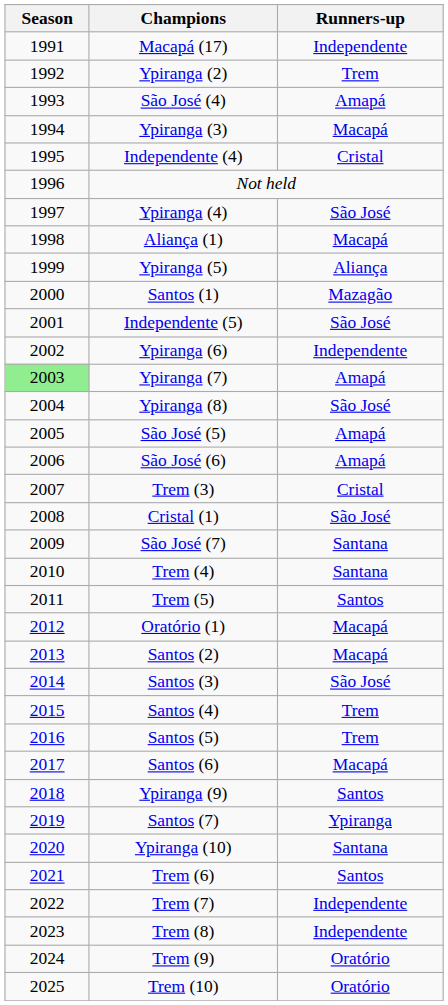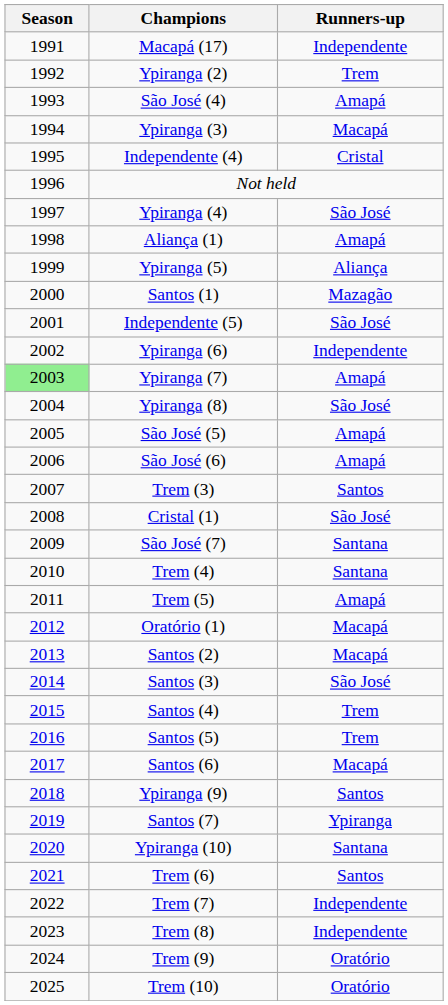(360, 239) Macapá -> (360, 239) Amapá
(360, 488) Cristal -> (360, 488) Santos
(360, 599) Santos -> (360, 599) Amapá
